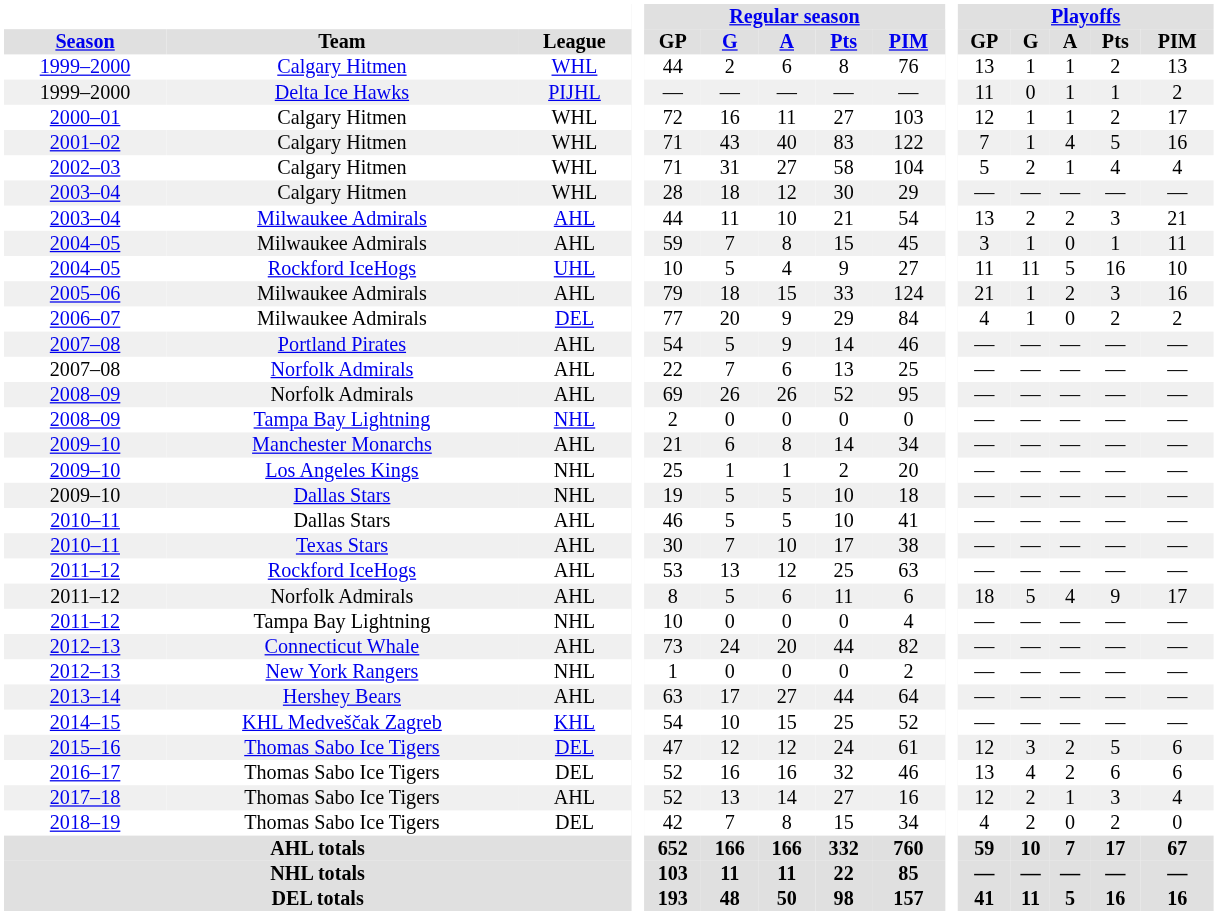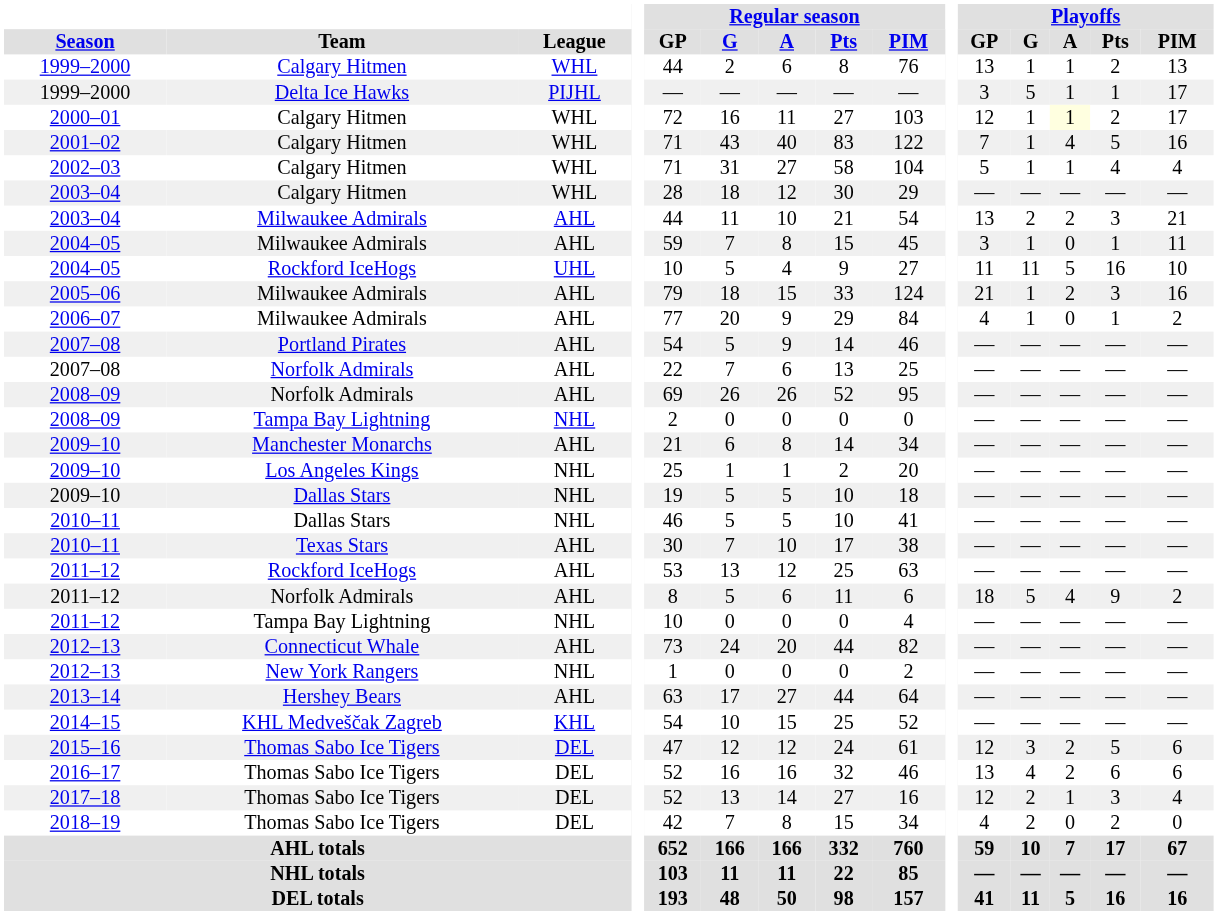(984, 92) 11 -> (984, 92) 3
(1031, 92) 0 -> (1031, 92) 5
(1177, 92) 2 -> (1177, 92) 17
(1070, 117) no background -> (1070, 117) lightyellow background
(1031, 167) 2 -> (1031, 167) 1
(574, 318) DEL -> (574, 318) AHL
(1115, 318) 2 -> (1115, 318) 1
(574, 520) AHL -> (574, 520) NHL
(1177, 596) 17 -> (1177, 596) 2
(574, 797) AHL -> (574, 797) DEL
